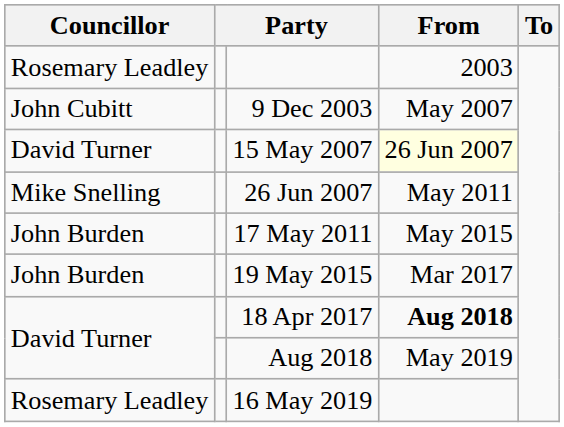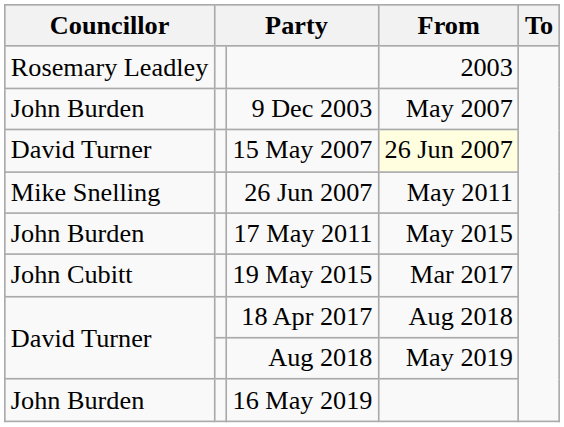(72, 108) John Cubitt -> (78, 108) John Burden
(78, 274) John Burden -> (72, 274) John Cubitt
(460, 316) bold -> (461, 316) normal
(110, 399) Rosemary Leadley -> (78, 399) John Burden
